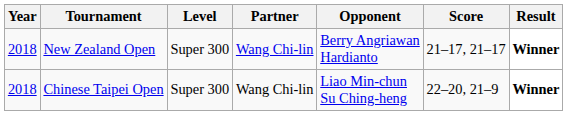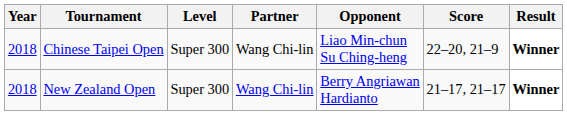rows swapped: (99, 49) <-> (104, 89)
